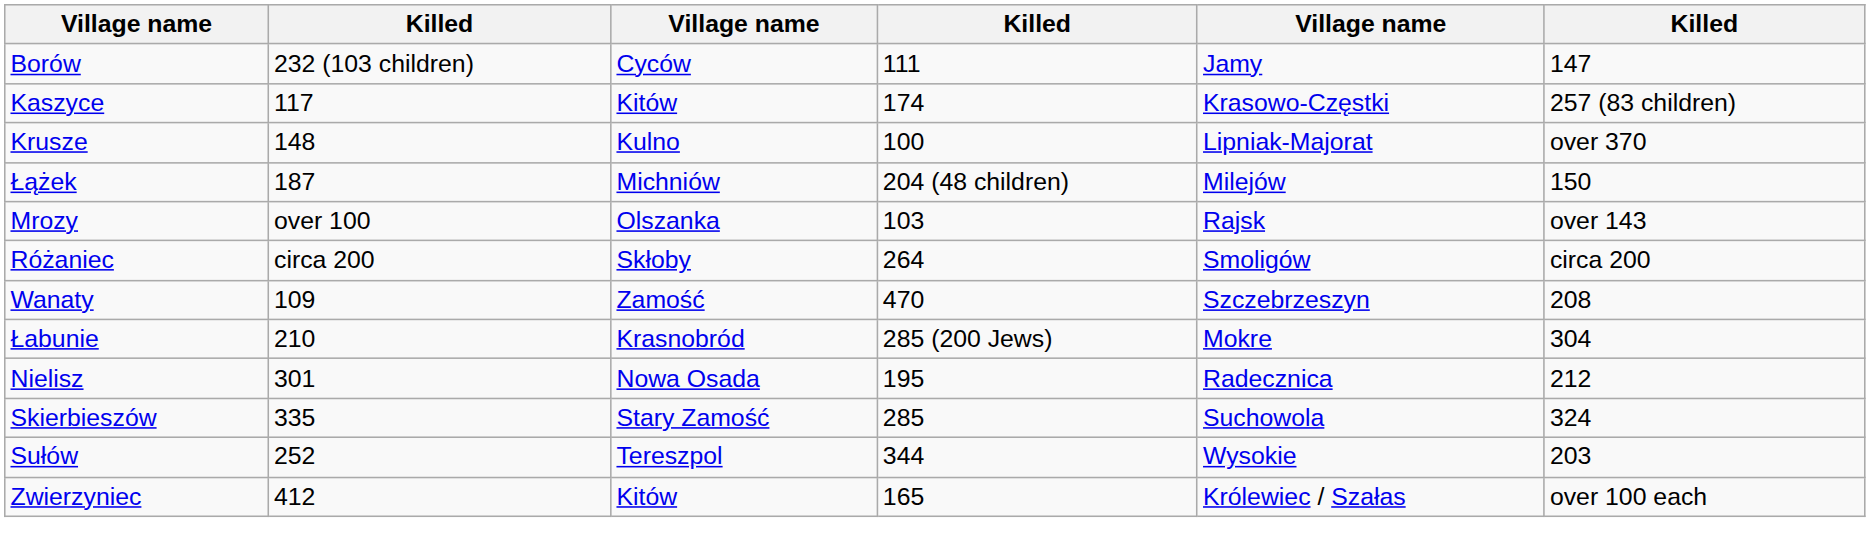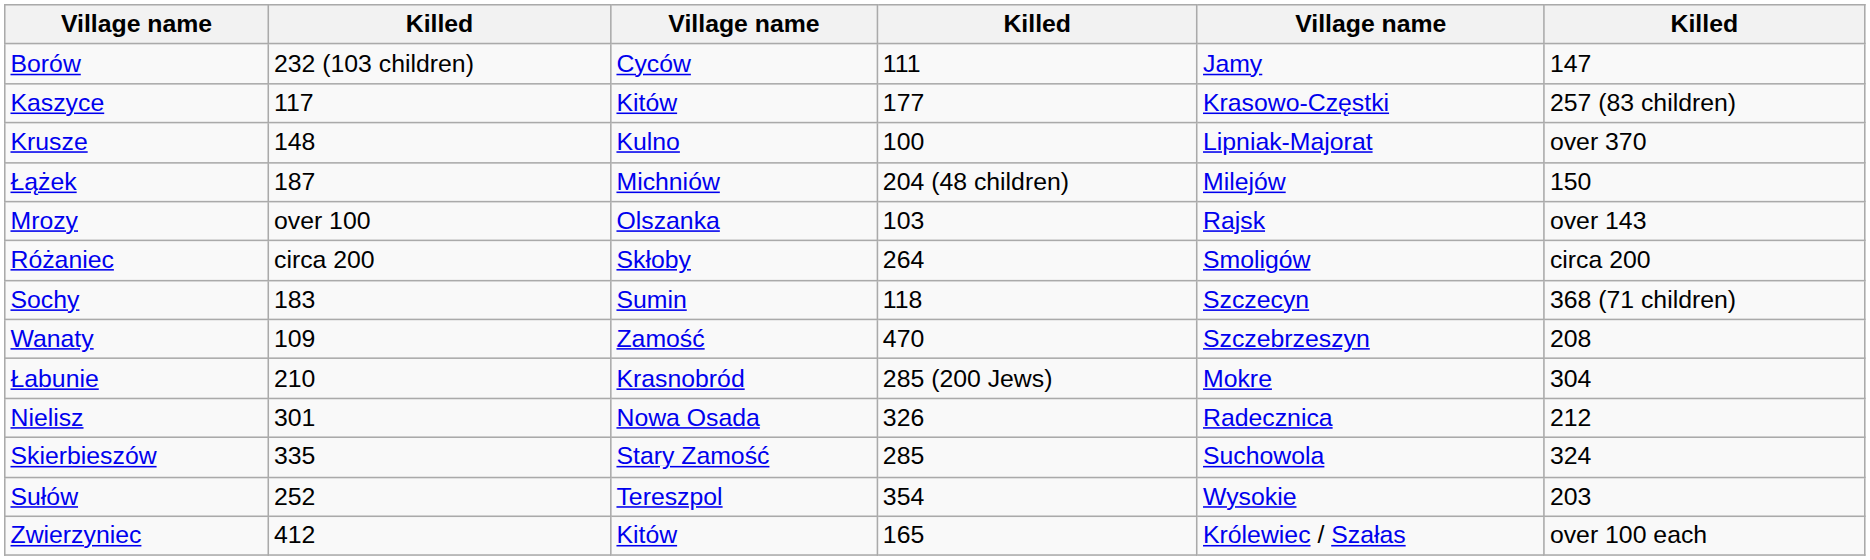(904, 102) 174 -> (904, 102) 177
+ row: (45, 299)
(904, 378) 195 -> (904, 417) 326
(904, 456) 344 -> (904, 496) 354
